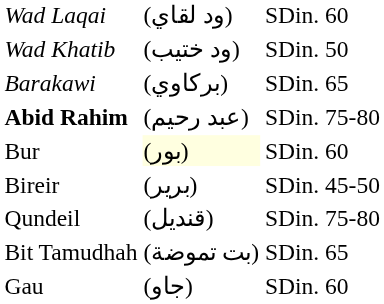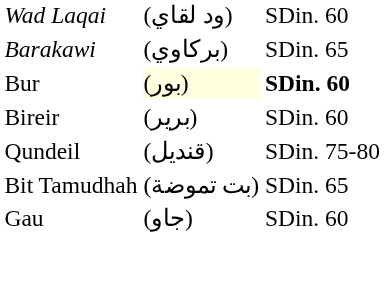- row: (60, 48)
- row: (66, 116)
(307, 150) normal -> (307, 82) bold
(322, 184) SDin. 45-50 -> (307, 116) SDin. 60
